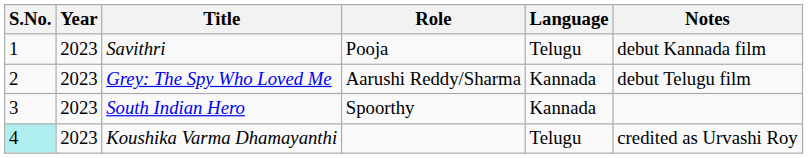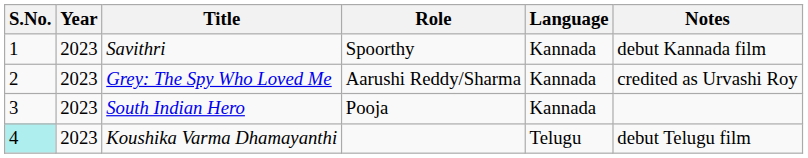(367, 49) Pooja -> (380, 49) Spoorthy
(555, 49) Telugu -> (563, 49) Kannada
(684, 78) debut Telugu film -> (707, 78) credited as Urvashi Roy
(380, 108) Spoorthy -> (367, 108) Pooja
(707, 138) credited as Urvashi Roy -> (684, 138) debut Telugu film
